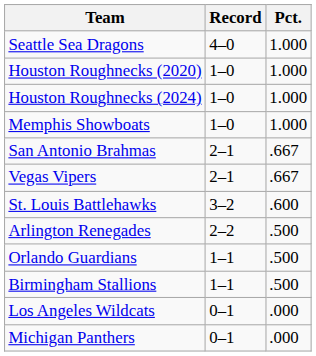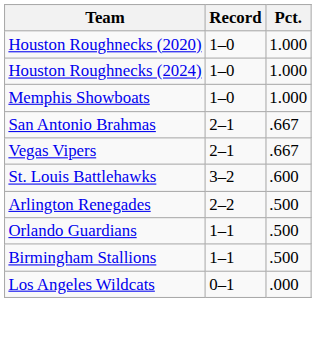- row: (76, 44)
- row: (72, 337)
